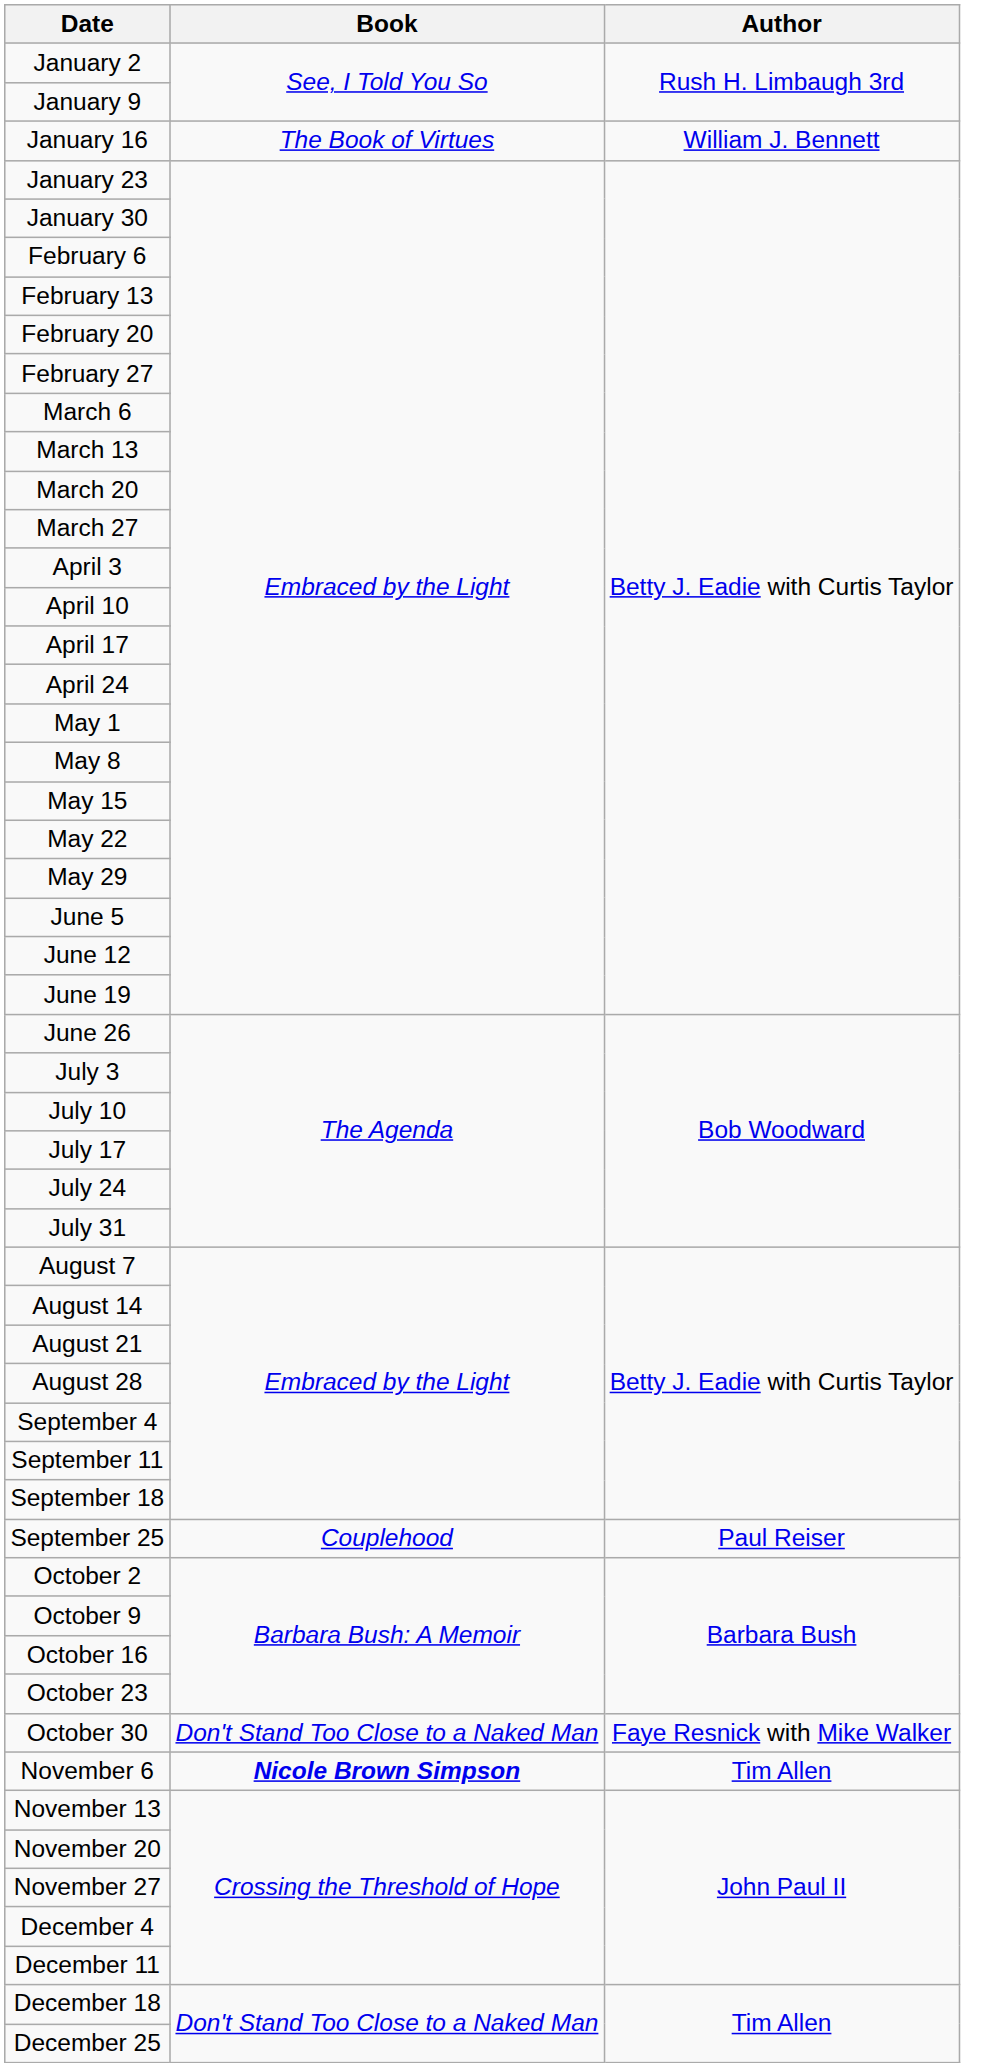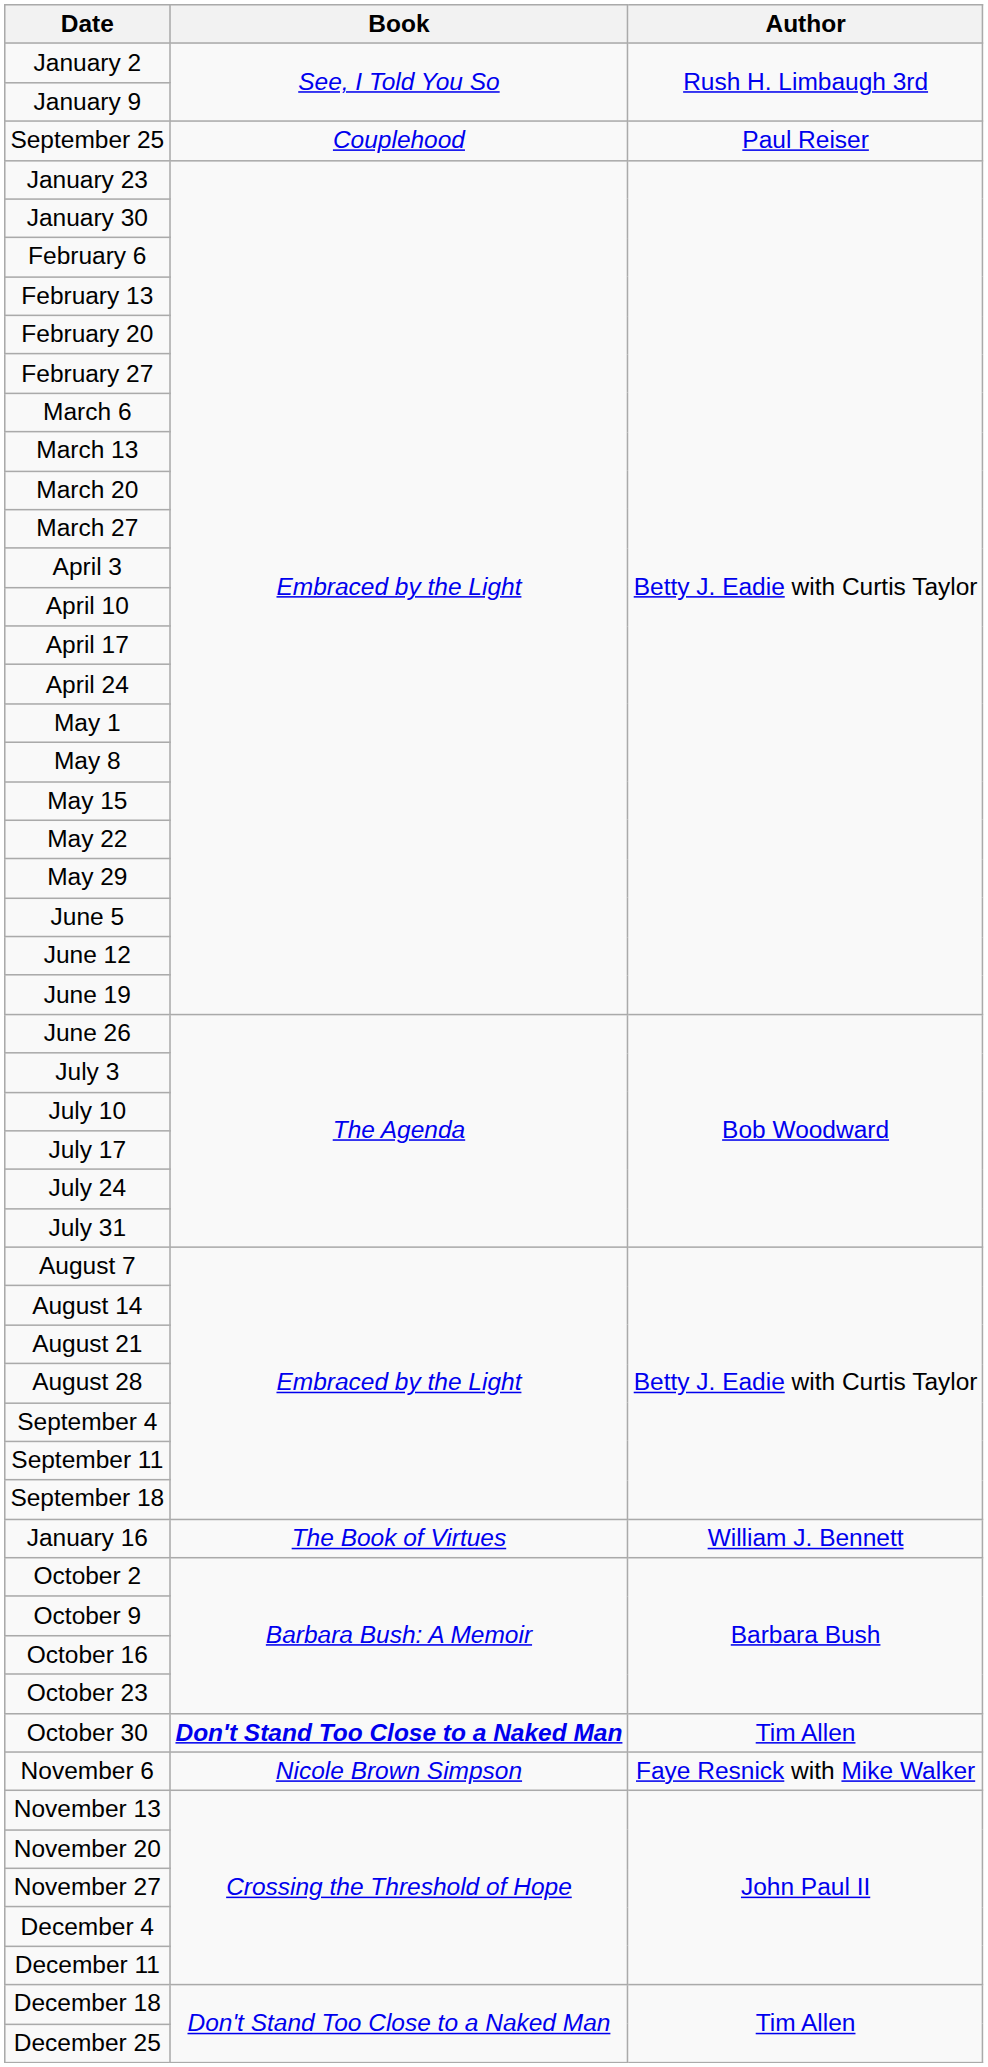rows swapped: (87, 140) <-> (87, 1538)
(387, 1732) normal -> (399, 1732) bold
(782, 1732) Faye Resnick with Mike Walker -> (806, 1732) Tim Allen
(387, 1770) bold -> (399, 1770) normal
(782, 1770) Tim Allen -> (806, 1770) Faye Resnick with Mike Walker
